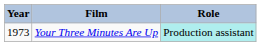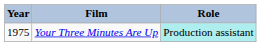(18, 32) 1973 -> (18, 32) 1975
